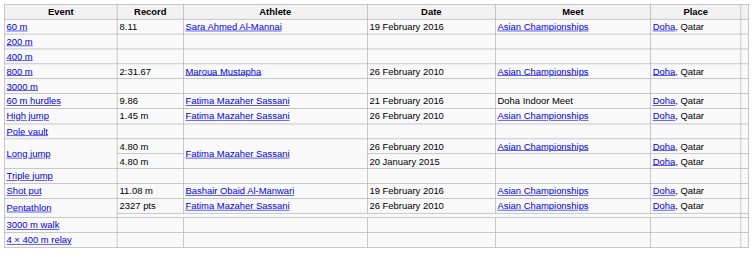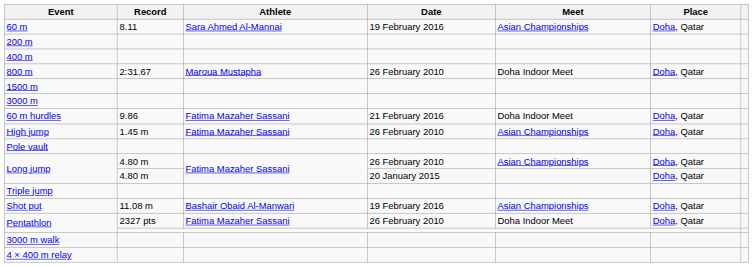(543, 72) Asian Championships -> (535, 72) Doha Indoor Meet
+ row: (22, 87)
(543, 206) Asian Championships -> (535, 221) Doha Indoor Meet
